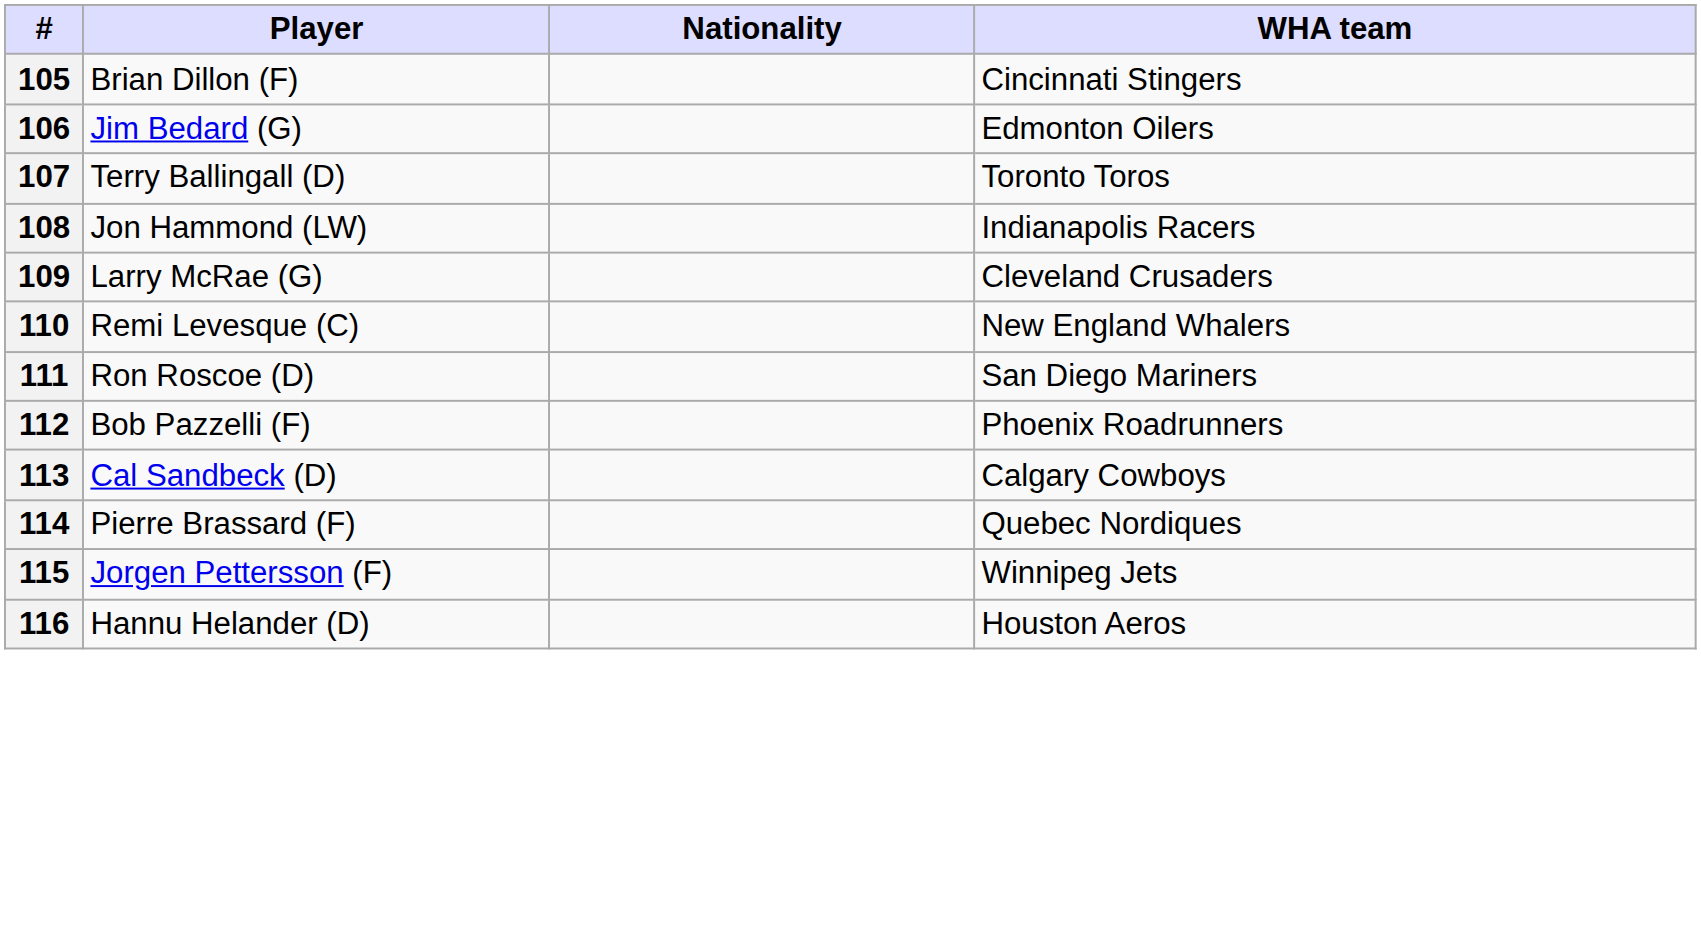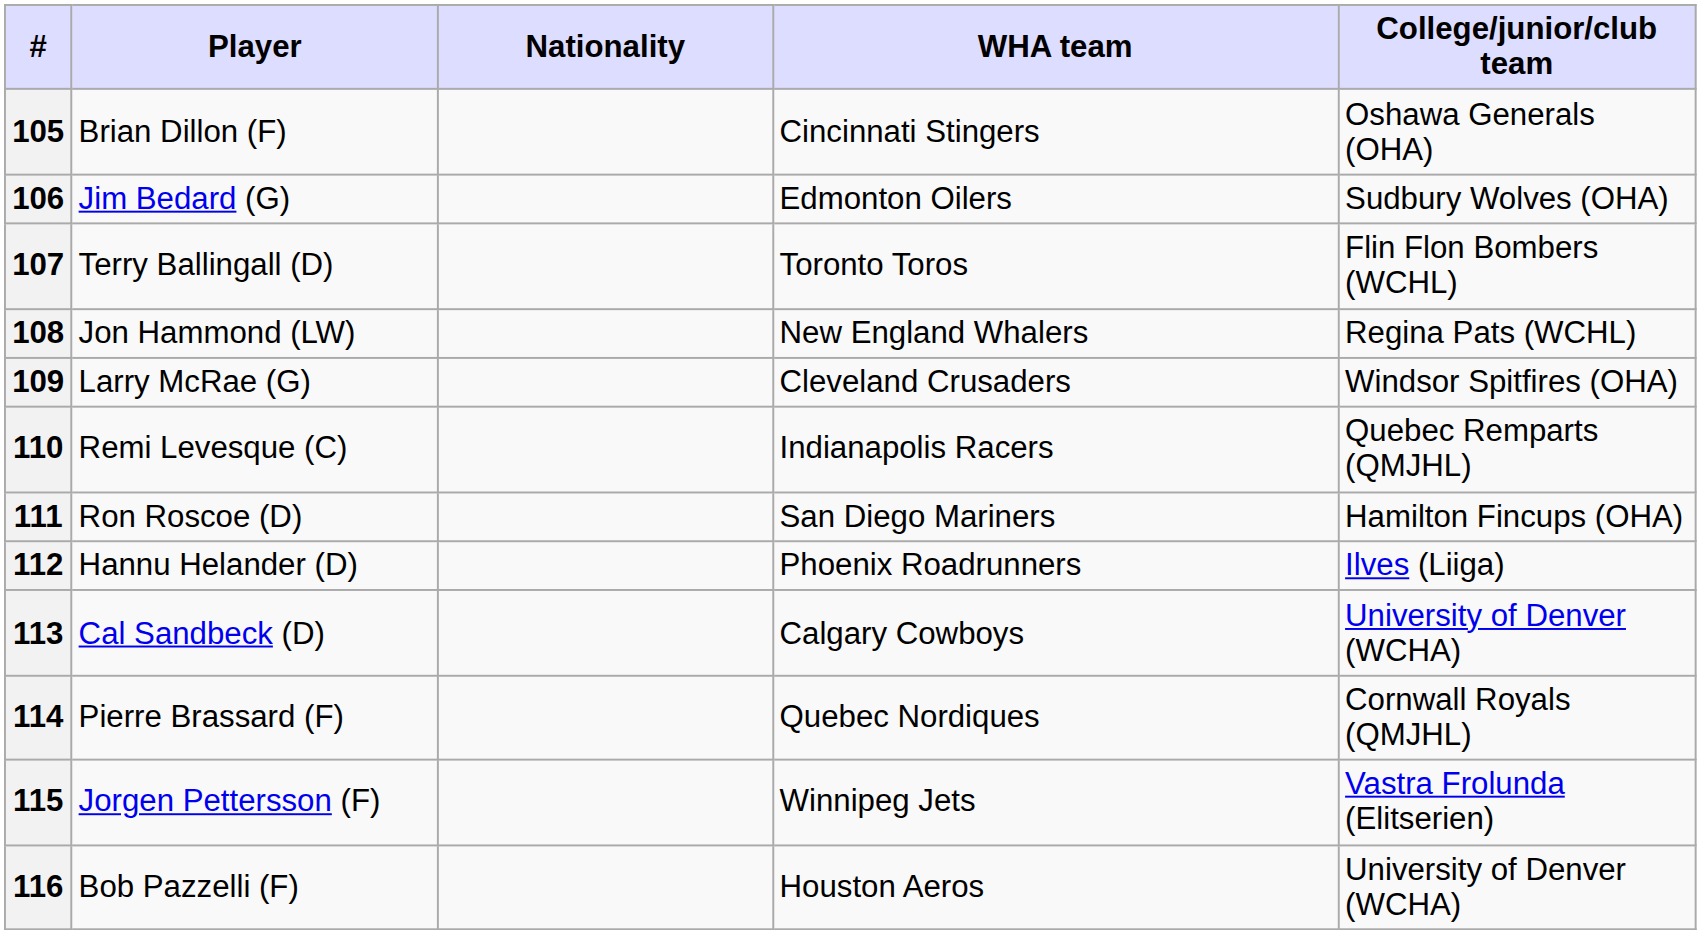+ column: (1517, 46)
(1118, 227) Indianapolis Racers -> (934, 332) New England Whalers
(1136, 326) New England Whalers -> (917, 448) Indianapolis Racers
(201, 425) Bob Pazzelli (F) -> (218, 565) Hannu Helander (D)
(230, 623) Hannu Helander (D) -> (189, 886) Bob Pazzelli (F)
